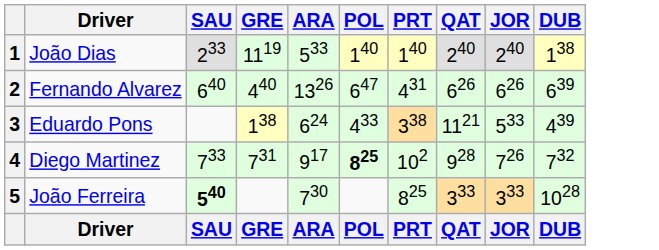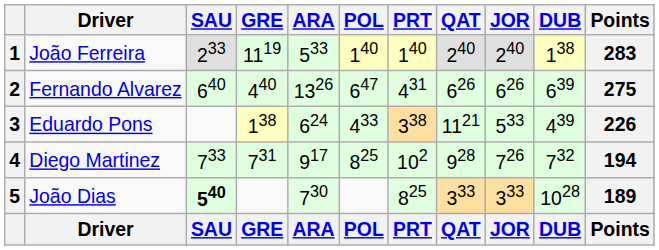+ column: (620, 20)
(73, 53) João Dias -> (87, 53) João Ferreira
(364, 160) bold -> (364, 160) normal
(87, 196) João Ferreira -> (73, 196) João Dias
